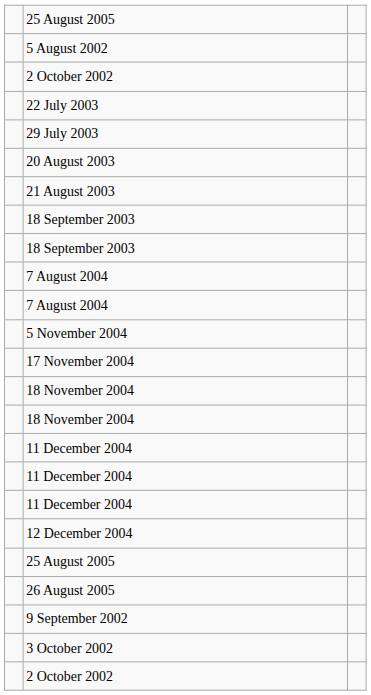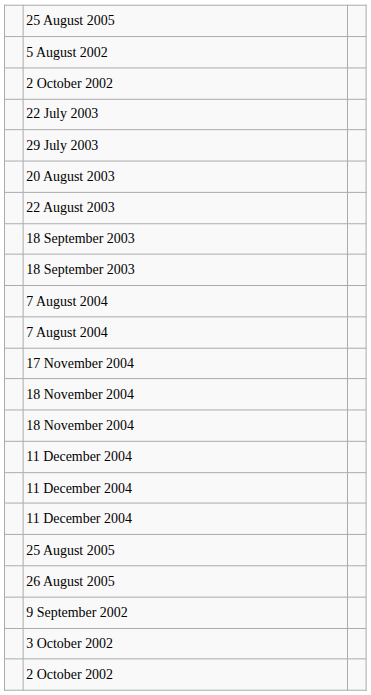- row: (14, 191)
+ row: (14, 208)
- row: (14, 334)
- row: (14, 533)
